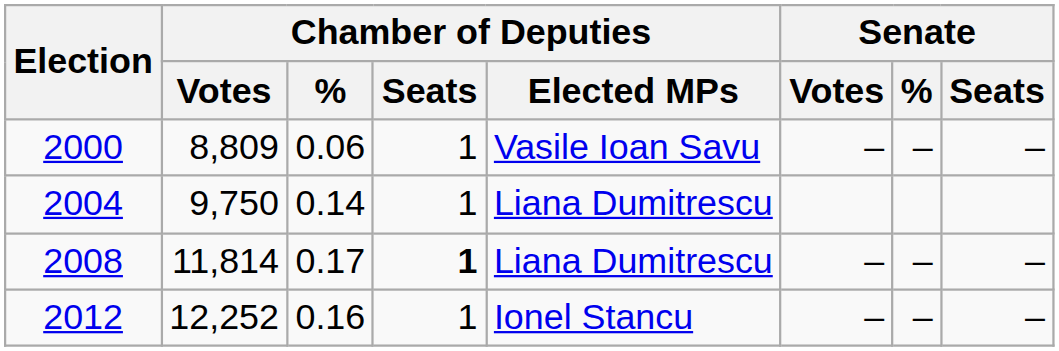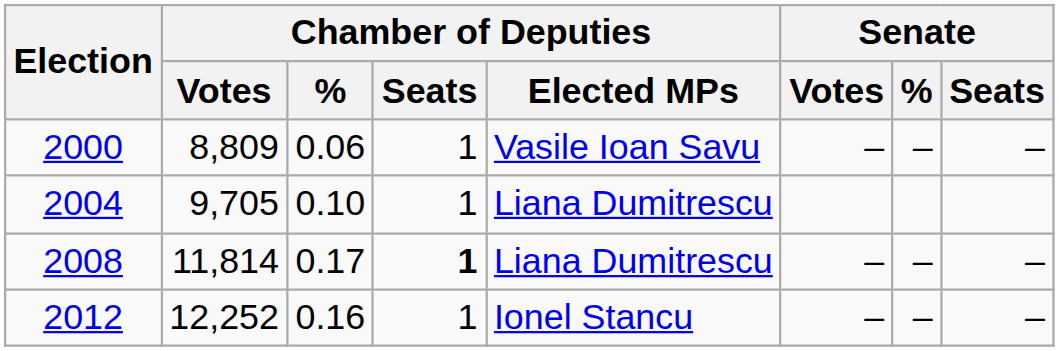(234, 203) 9,750 -> (234, 203) 9,705
(330, 203) 0.14 -> (330, 203) 0.10
